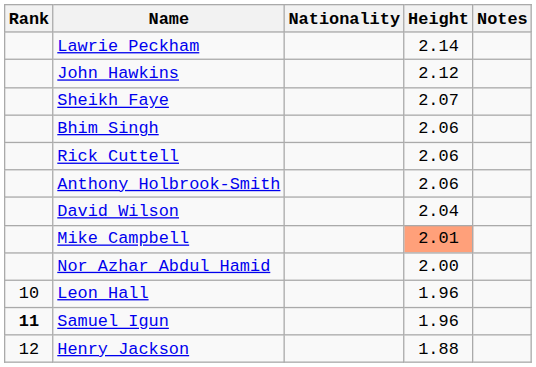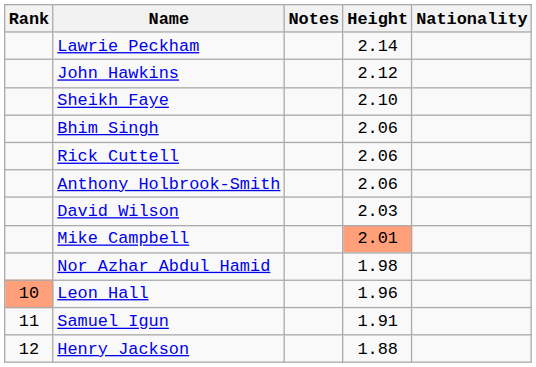columns swapped: (344, 18) <-> (502, 18)
(439, 101) 2.07 -> (378, 101) 2.10
(439, 211) 2.04 -> (378, 211) 2.03
(439, 266) 2.00 -> (378, 266) 1.98
(29, 294) no background -> (29, 294) lightsalmon background
(29, 321) bold -> (29, 321) normal
(439, 321) 1.96 -> (378, 321) 1.91
